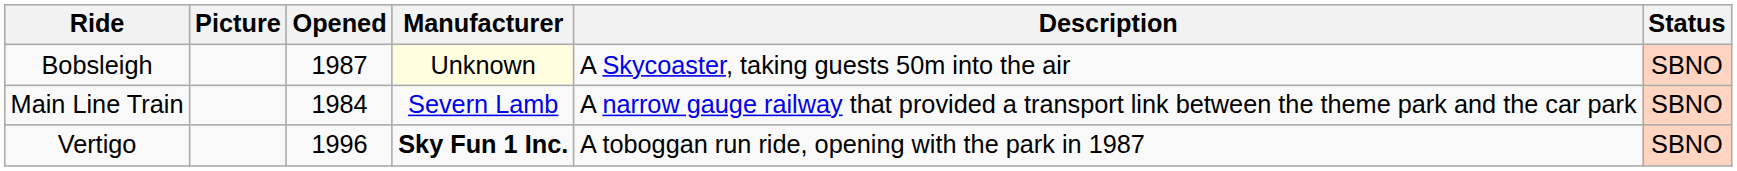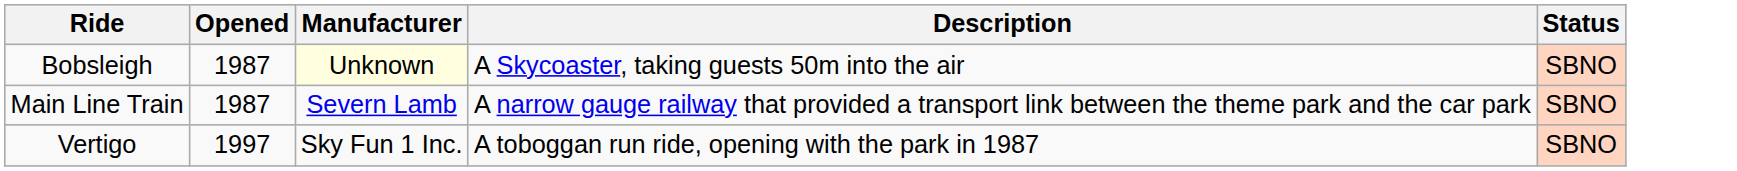- column: (238, 24)
(340, 104) 1984 -> (242, 104) 1987
(340, 144) 1996 -> (242, 144) 1997
(483, 144) bold -> (382, 144) normal
